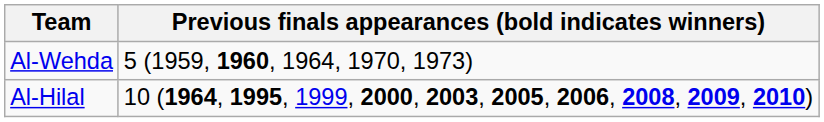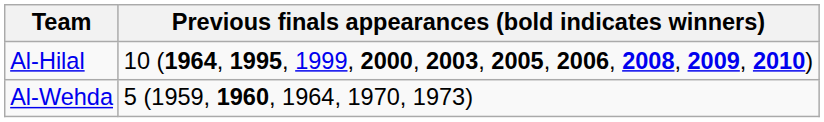rows swapped: (47, 97) <-> (62, 60)
